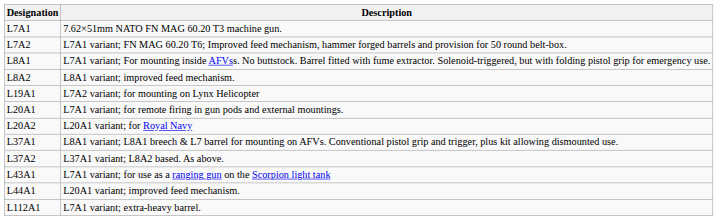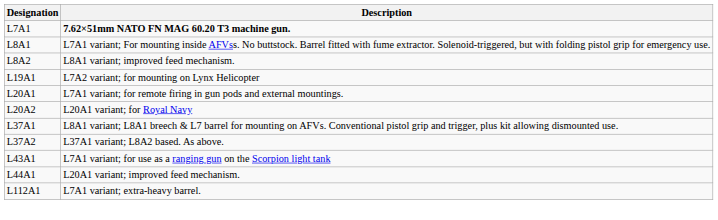(173, 28) normal -> (177, 28) bold
- row: (19, 45)
